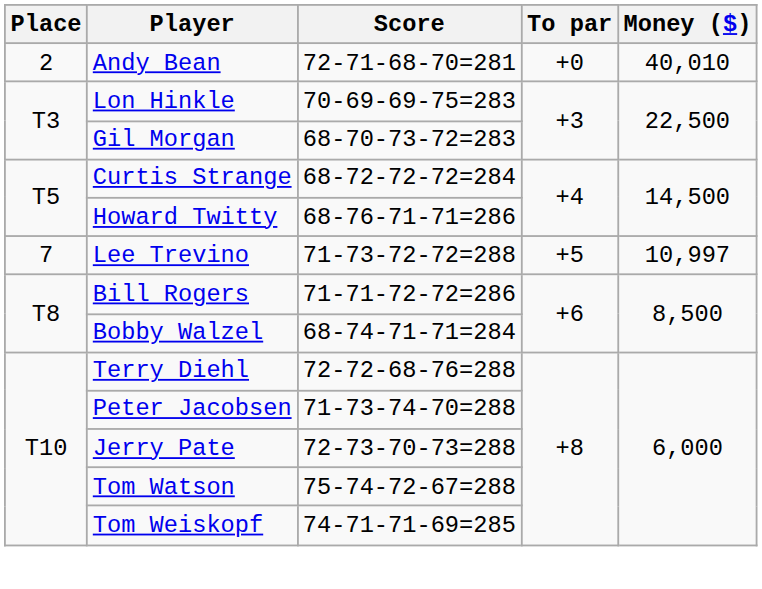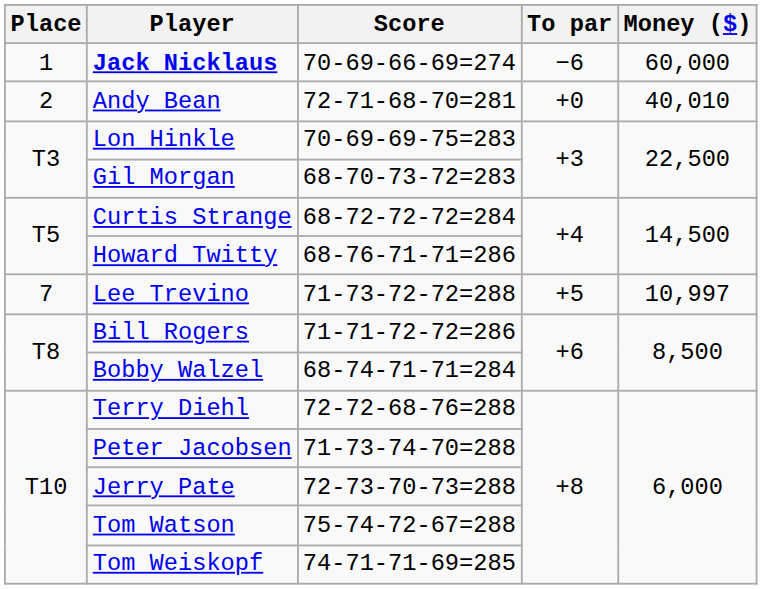+ row: (185, 63)
